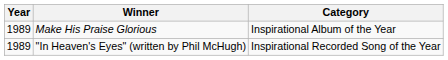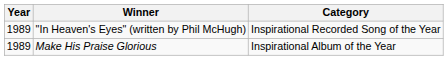rows swapped: (96, 30) <-> (141, 47)
